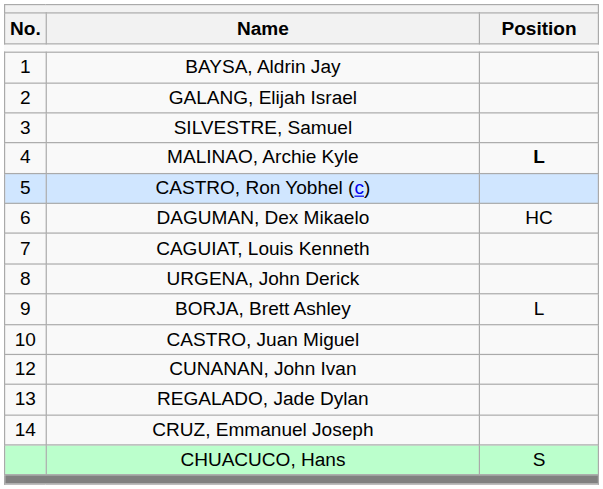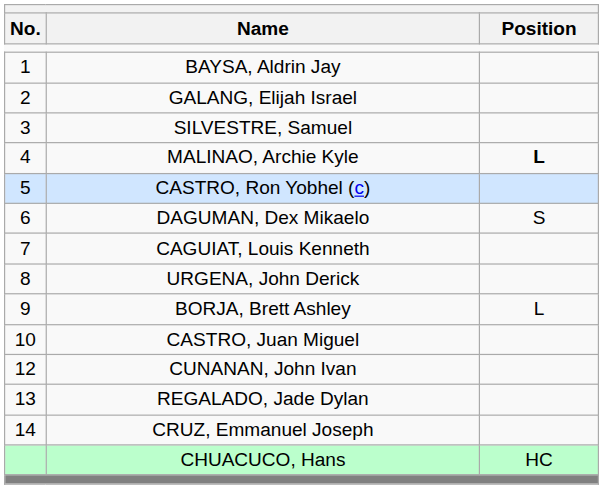(539, 218) HC -> (539, 218) S
(539, 459) S -> (539, 459) HC
